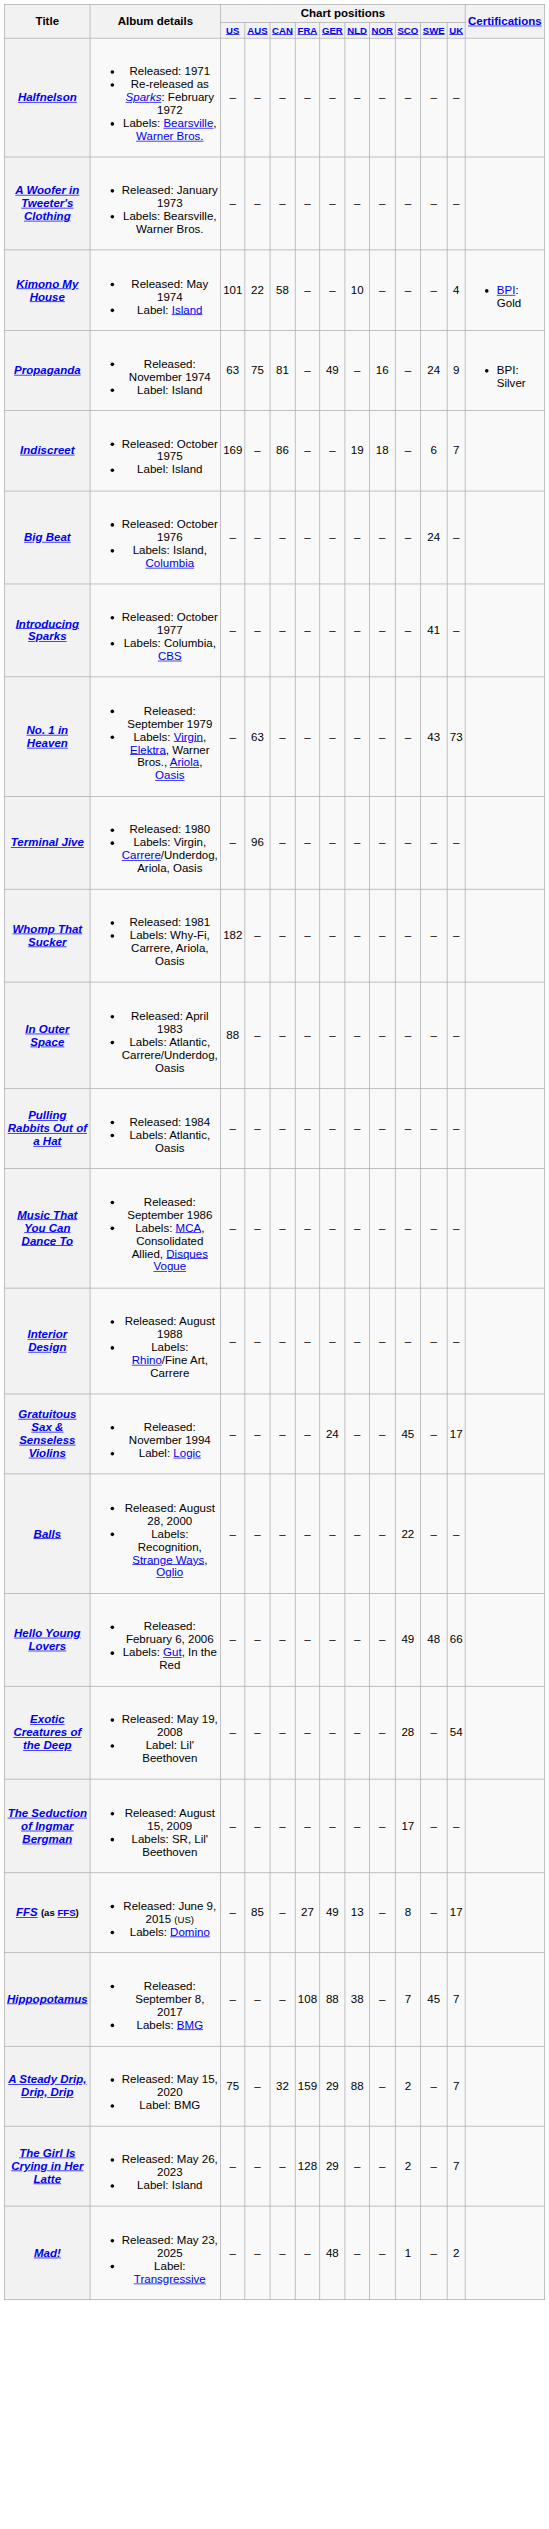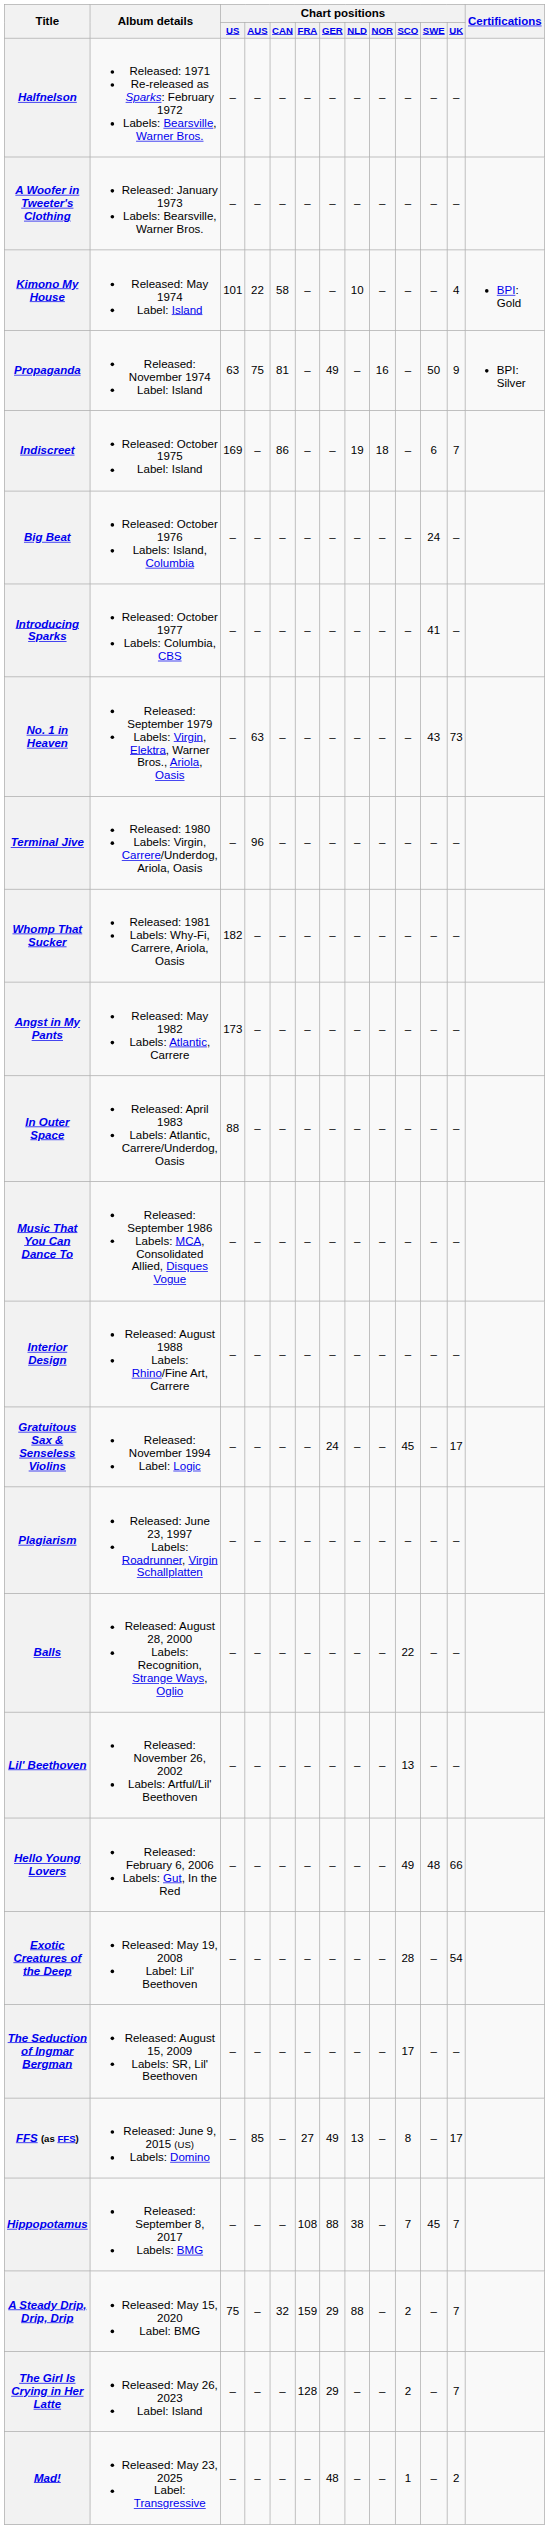(434, 370) 24 -> (434, 370) 50
+ row: (47, 1029)
- row: (47, 1128)
+ row: (47, 1540)
+ row: (47, 1765)
